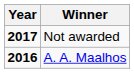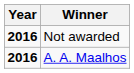(22, 36) 2017 -> (22, 36) 2016
